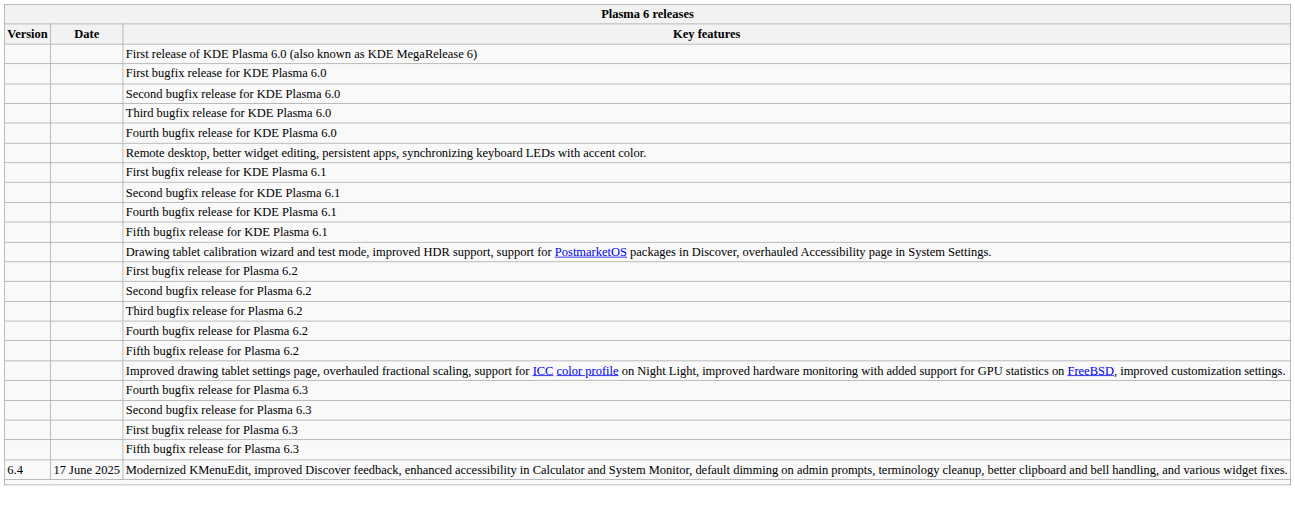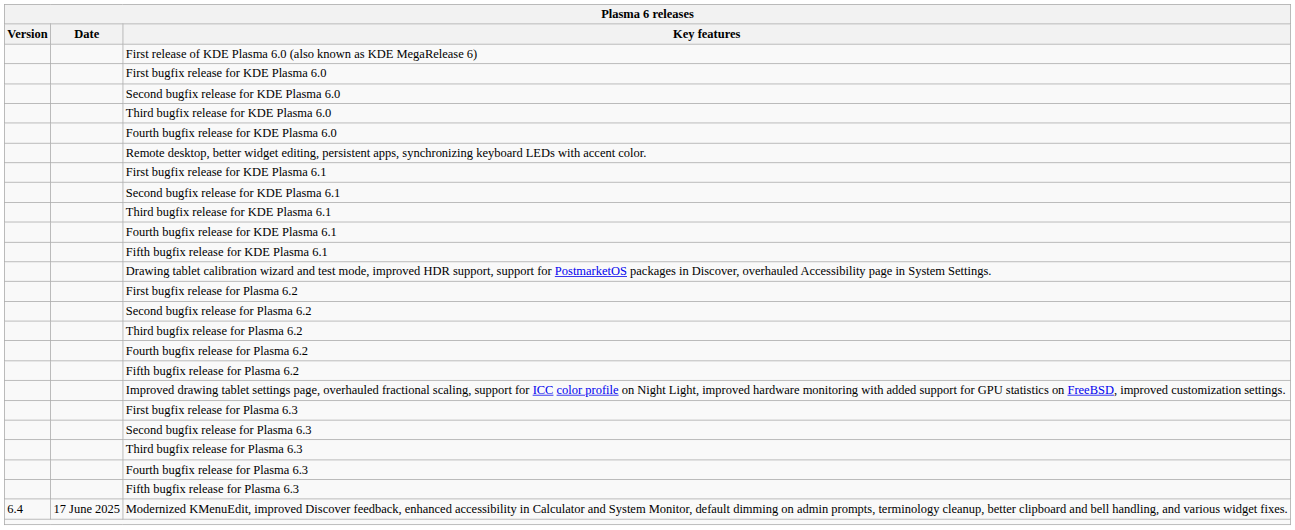+ row: (229, 212)
rows swapped: (212, 430) <-> (217, 390)
+ row: (214, 449)
